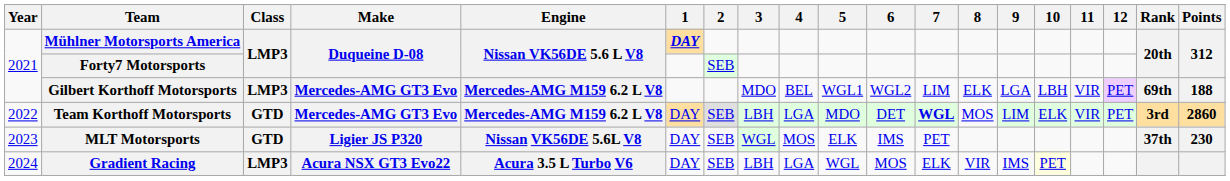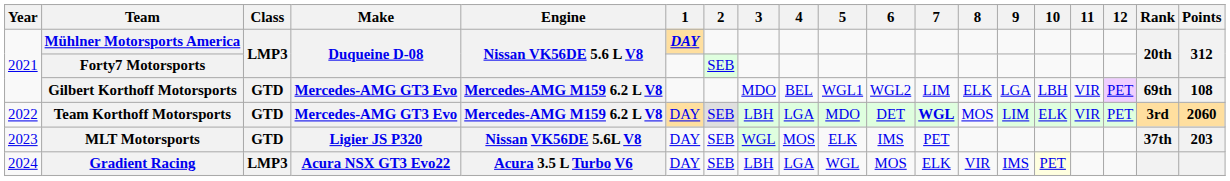(267, 90) LMP3 -> (267, 90) GTD
(1202, 90) 188 -> (1202, 90) 108
(1202, 114) 2860 -> (1202, 114) 2060
(1202, 139) 230 -> (1202, 139) 203
